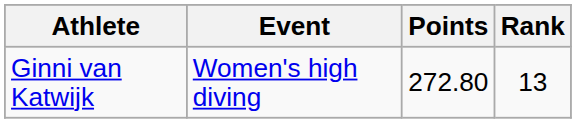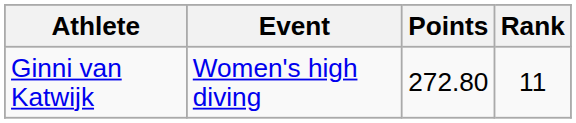(533, 82) 13 -> (533, 82) 11
